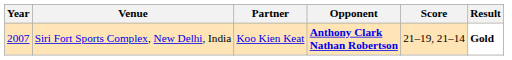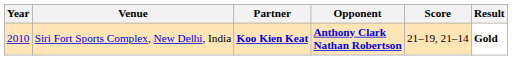(18, 39) 2007 -> (18, 39) 2010
(270, 39) normal -> (272, 39) bold
